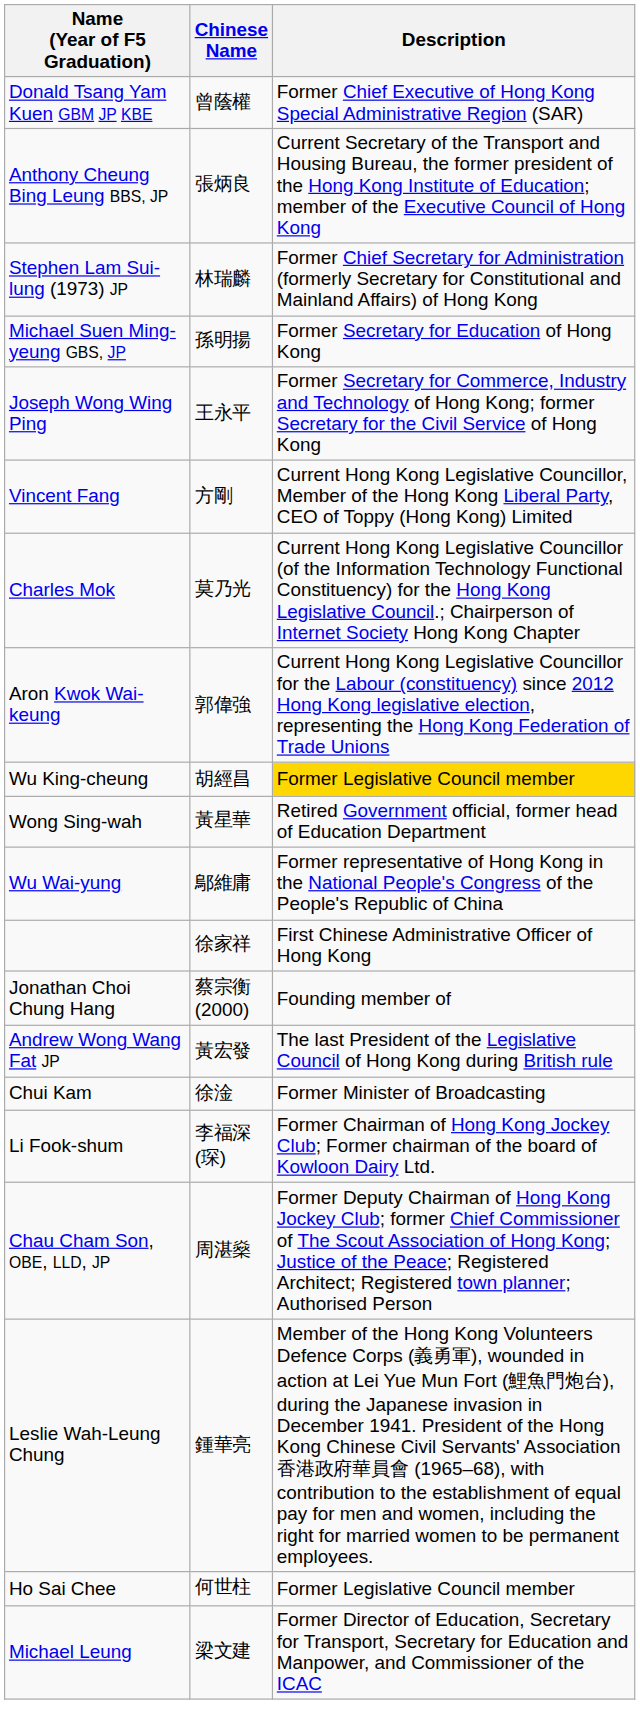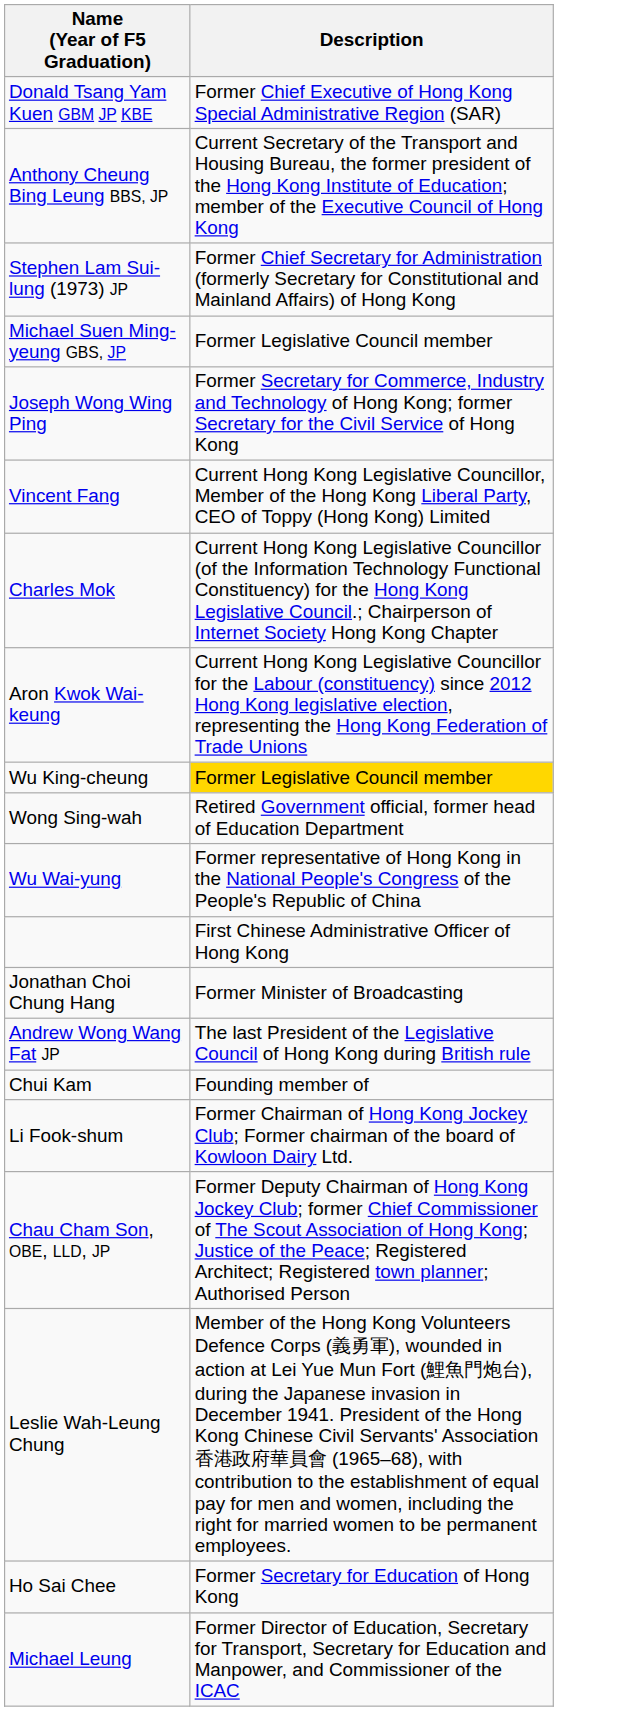- column: (231, 40)
(444, 341) Former Secretary for Education of Hong Kong -> (344, 341) Former Legislative Council member
(364, 998) Founding member of -> (329, 992) Former Minister of Broadcasting
(411, 1093) Former Minister of Broadcasting -> (282, 1084) Founding member of
(426, 1588) Former Legislative Council member -> (362, 1586) Former Secretary for Education of Hong Kong
